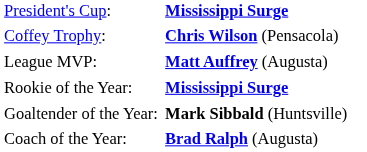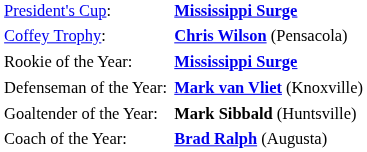- row: (51, 61)
+ row: (86, 87)
